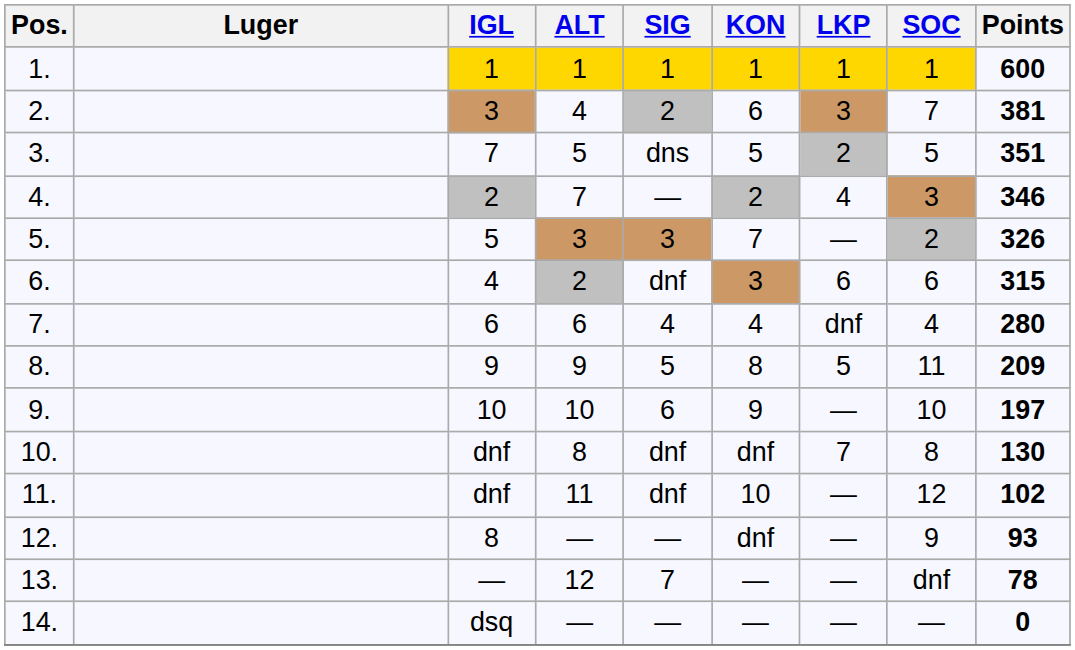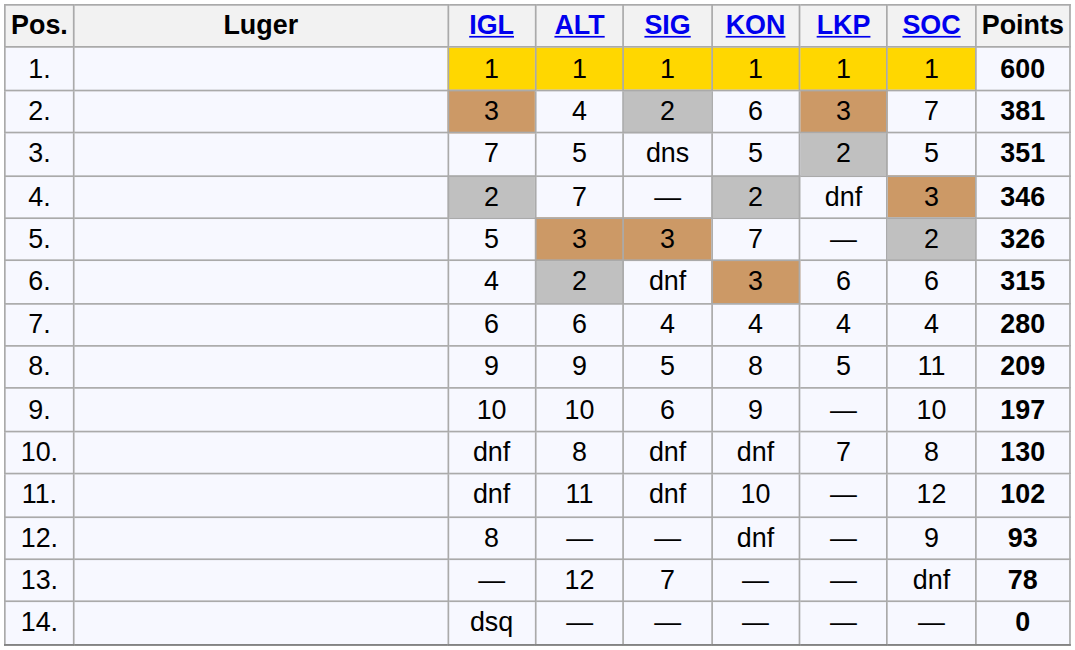(844, 196) 4 -> (844, 196) dnf
(844, 324) dnf -> (844, 324) 4
